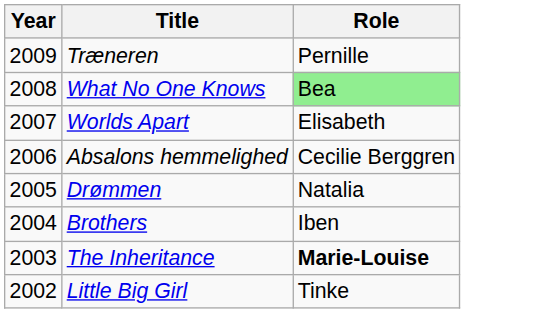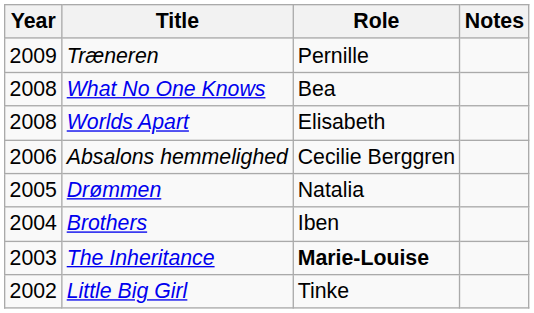+ column: (494, 21)
(317, 88) lightgreen background -> (317, 88) no background
(33, 122) 2007 -> (33, 122) 2008
